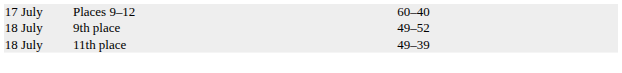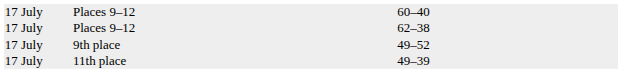+ row: (104, 28)
(24, 28) 18 July -> (24, 44) 17 July
(24, 44) 18 July -> (24, 60) 17 July
